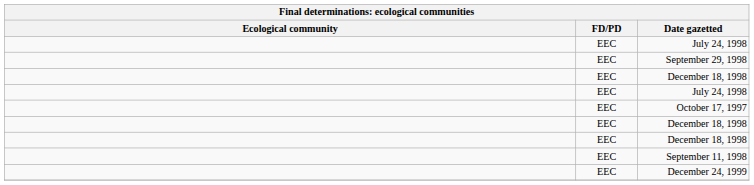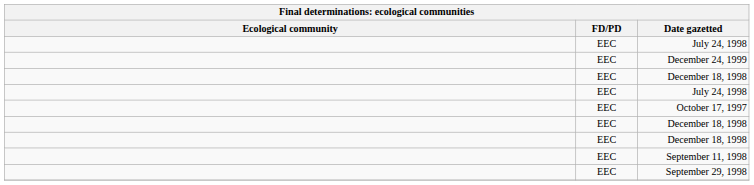rows swapped: (290, 172) <-> (290, 60)
